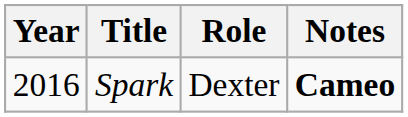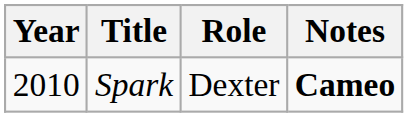(46, 84) 2016 -> (46, 84) 2010
